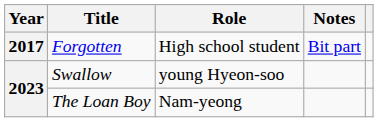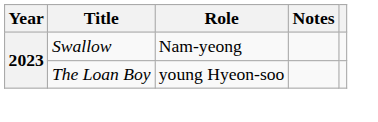- row: (87, 46)
(222, 74) young Hyeon-soo -> (200, 46) Nam-yeong
(200, 102) Nam-yeong -> (222, 74) young Hyeon-soo
